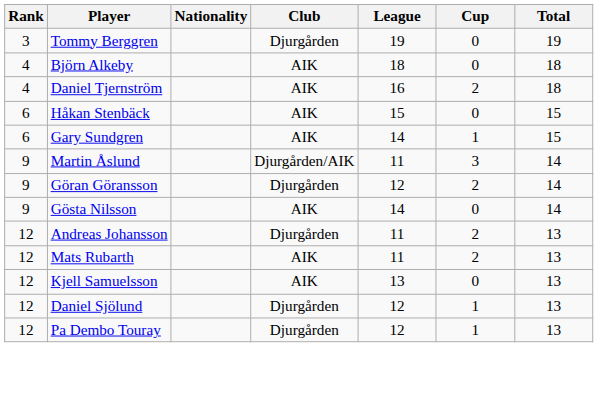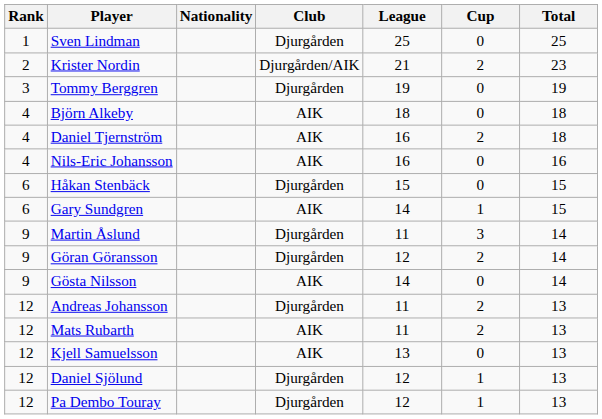+ row: (95, 40)
+ row: (95, 64)
+ row: (112, 161)
(304, 112) AIK -> (309, 185) Djurgården
(304, 161) Djurgården/AIK -> (309, 233) Djurgården
